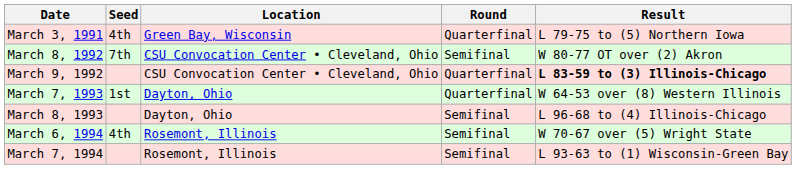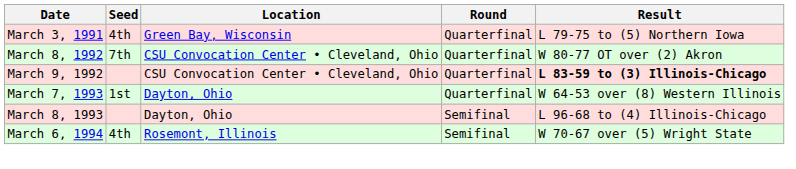(477, 54) Semifinal -> (488, 54) Quarterfinal
- row: (55, 154)
